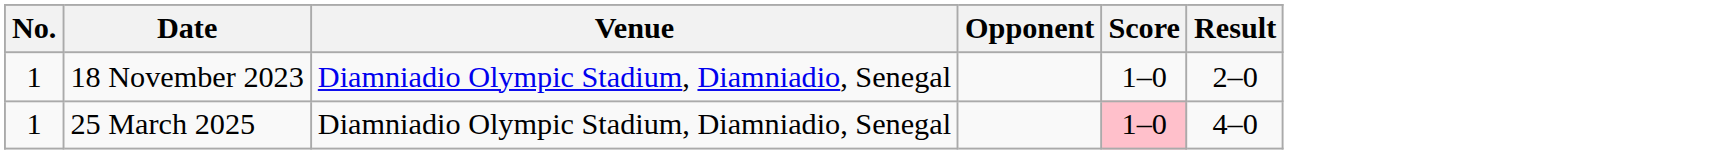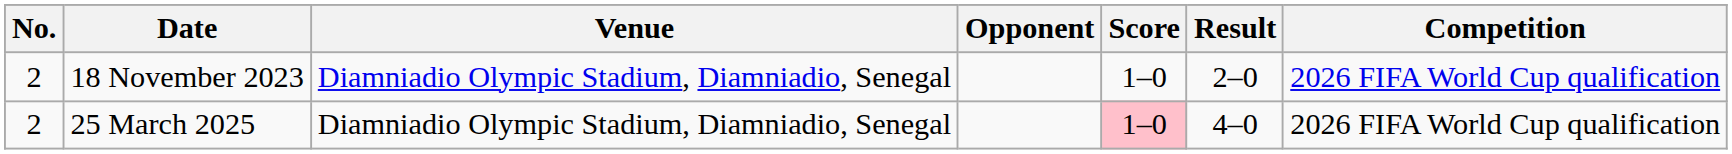+ column: (1505, 28)
(34, 76) 1 -> (34, 76) 2
(34, 124) 1 -> (34, 124) 2
